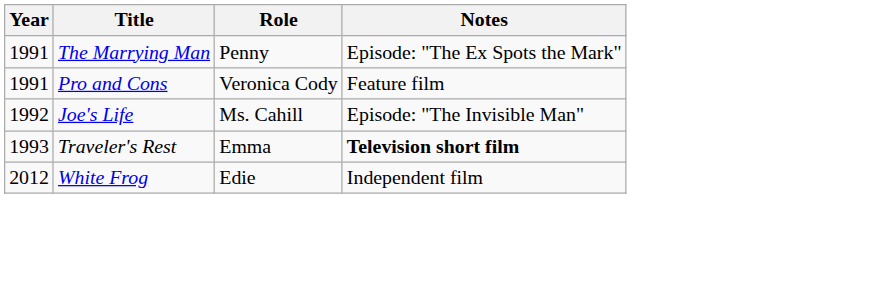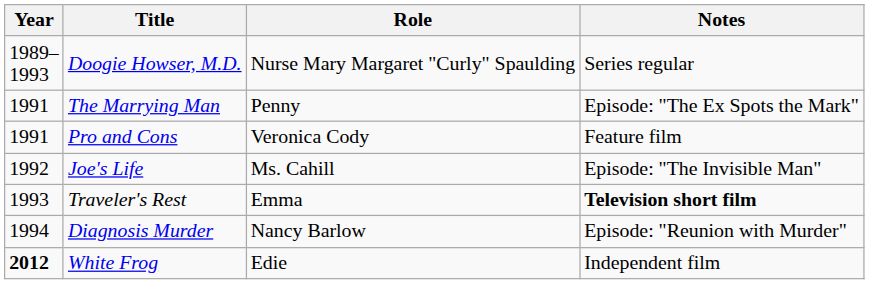+ row: (155, 62)
+ row: (141, 231)
(29, 177) normal -> (29, 262) bold
